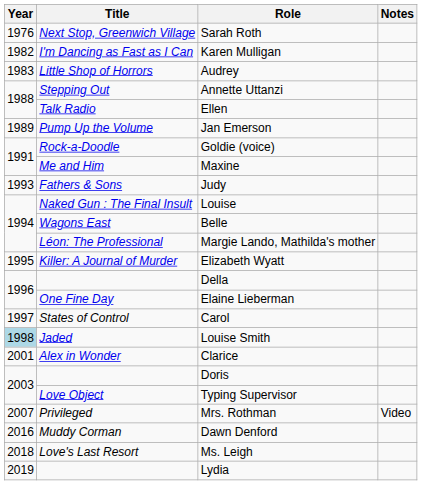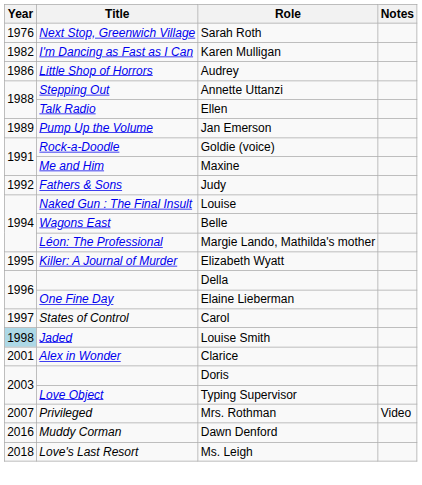(20, 71) 1983 -> (20, 71) 1986
(20, 185) 1993 -> (20, 185) 1992
- row: (215, 470)
